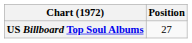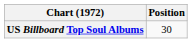(167, 29) 27 -> (167, 29) 30
